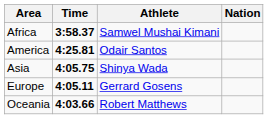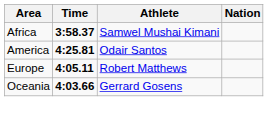- row: (18, 68)
(141, 86) Gerrard Gosens -> (143, 68) Robert Matthews
(143, 104) Robert Matthews -> (141, 86) Gerrard Gosens
